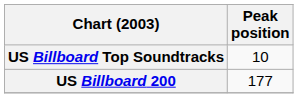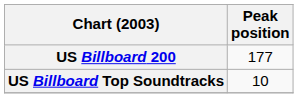rows swapped: (116, 81) <-> (116, 57)
